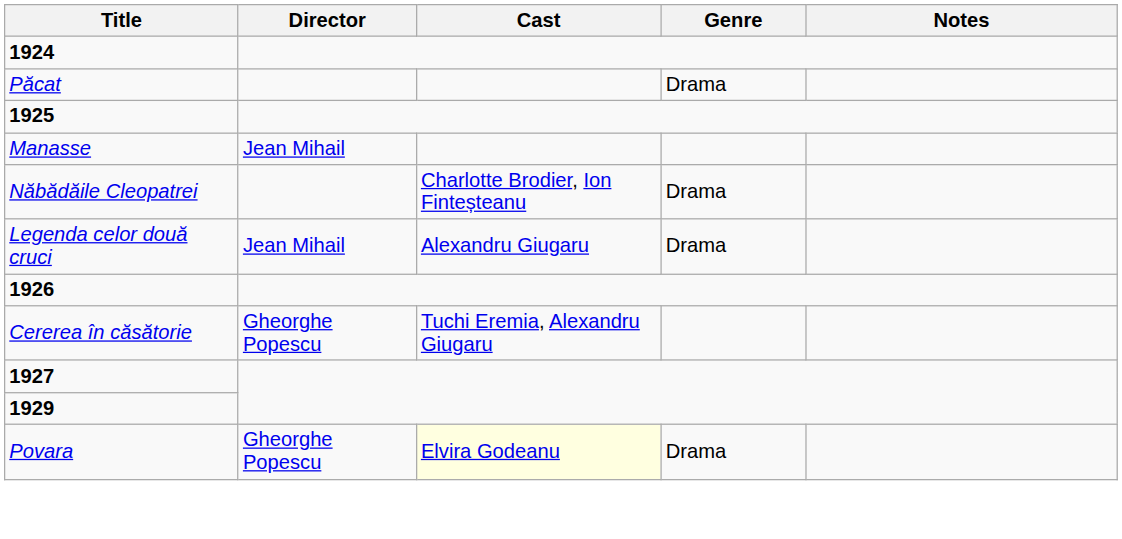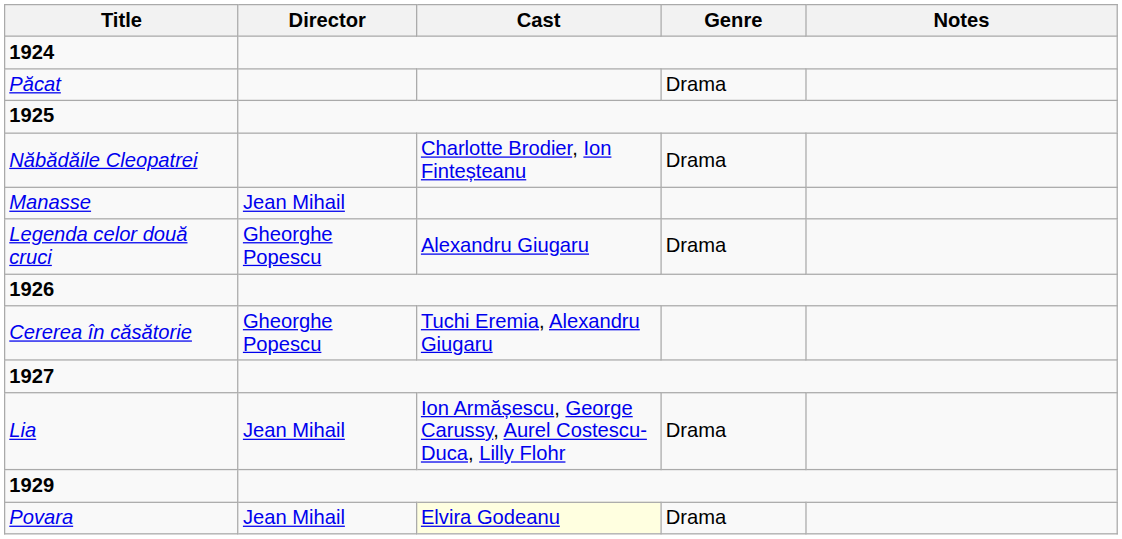rows swapped: (50, 148) <-> (103, 191)
(294, 246) Jean Mihail -> (288, 246) Gheorghe Popescu
+ row: (23, 430)
(288, 451) Gheorghe Popescu -> (294, 517) Jean Mihail
